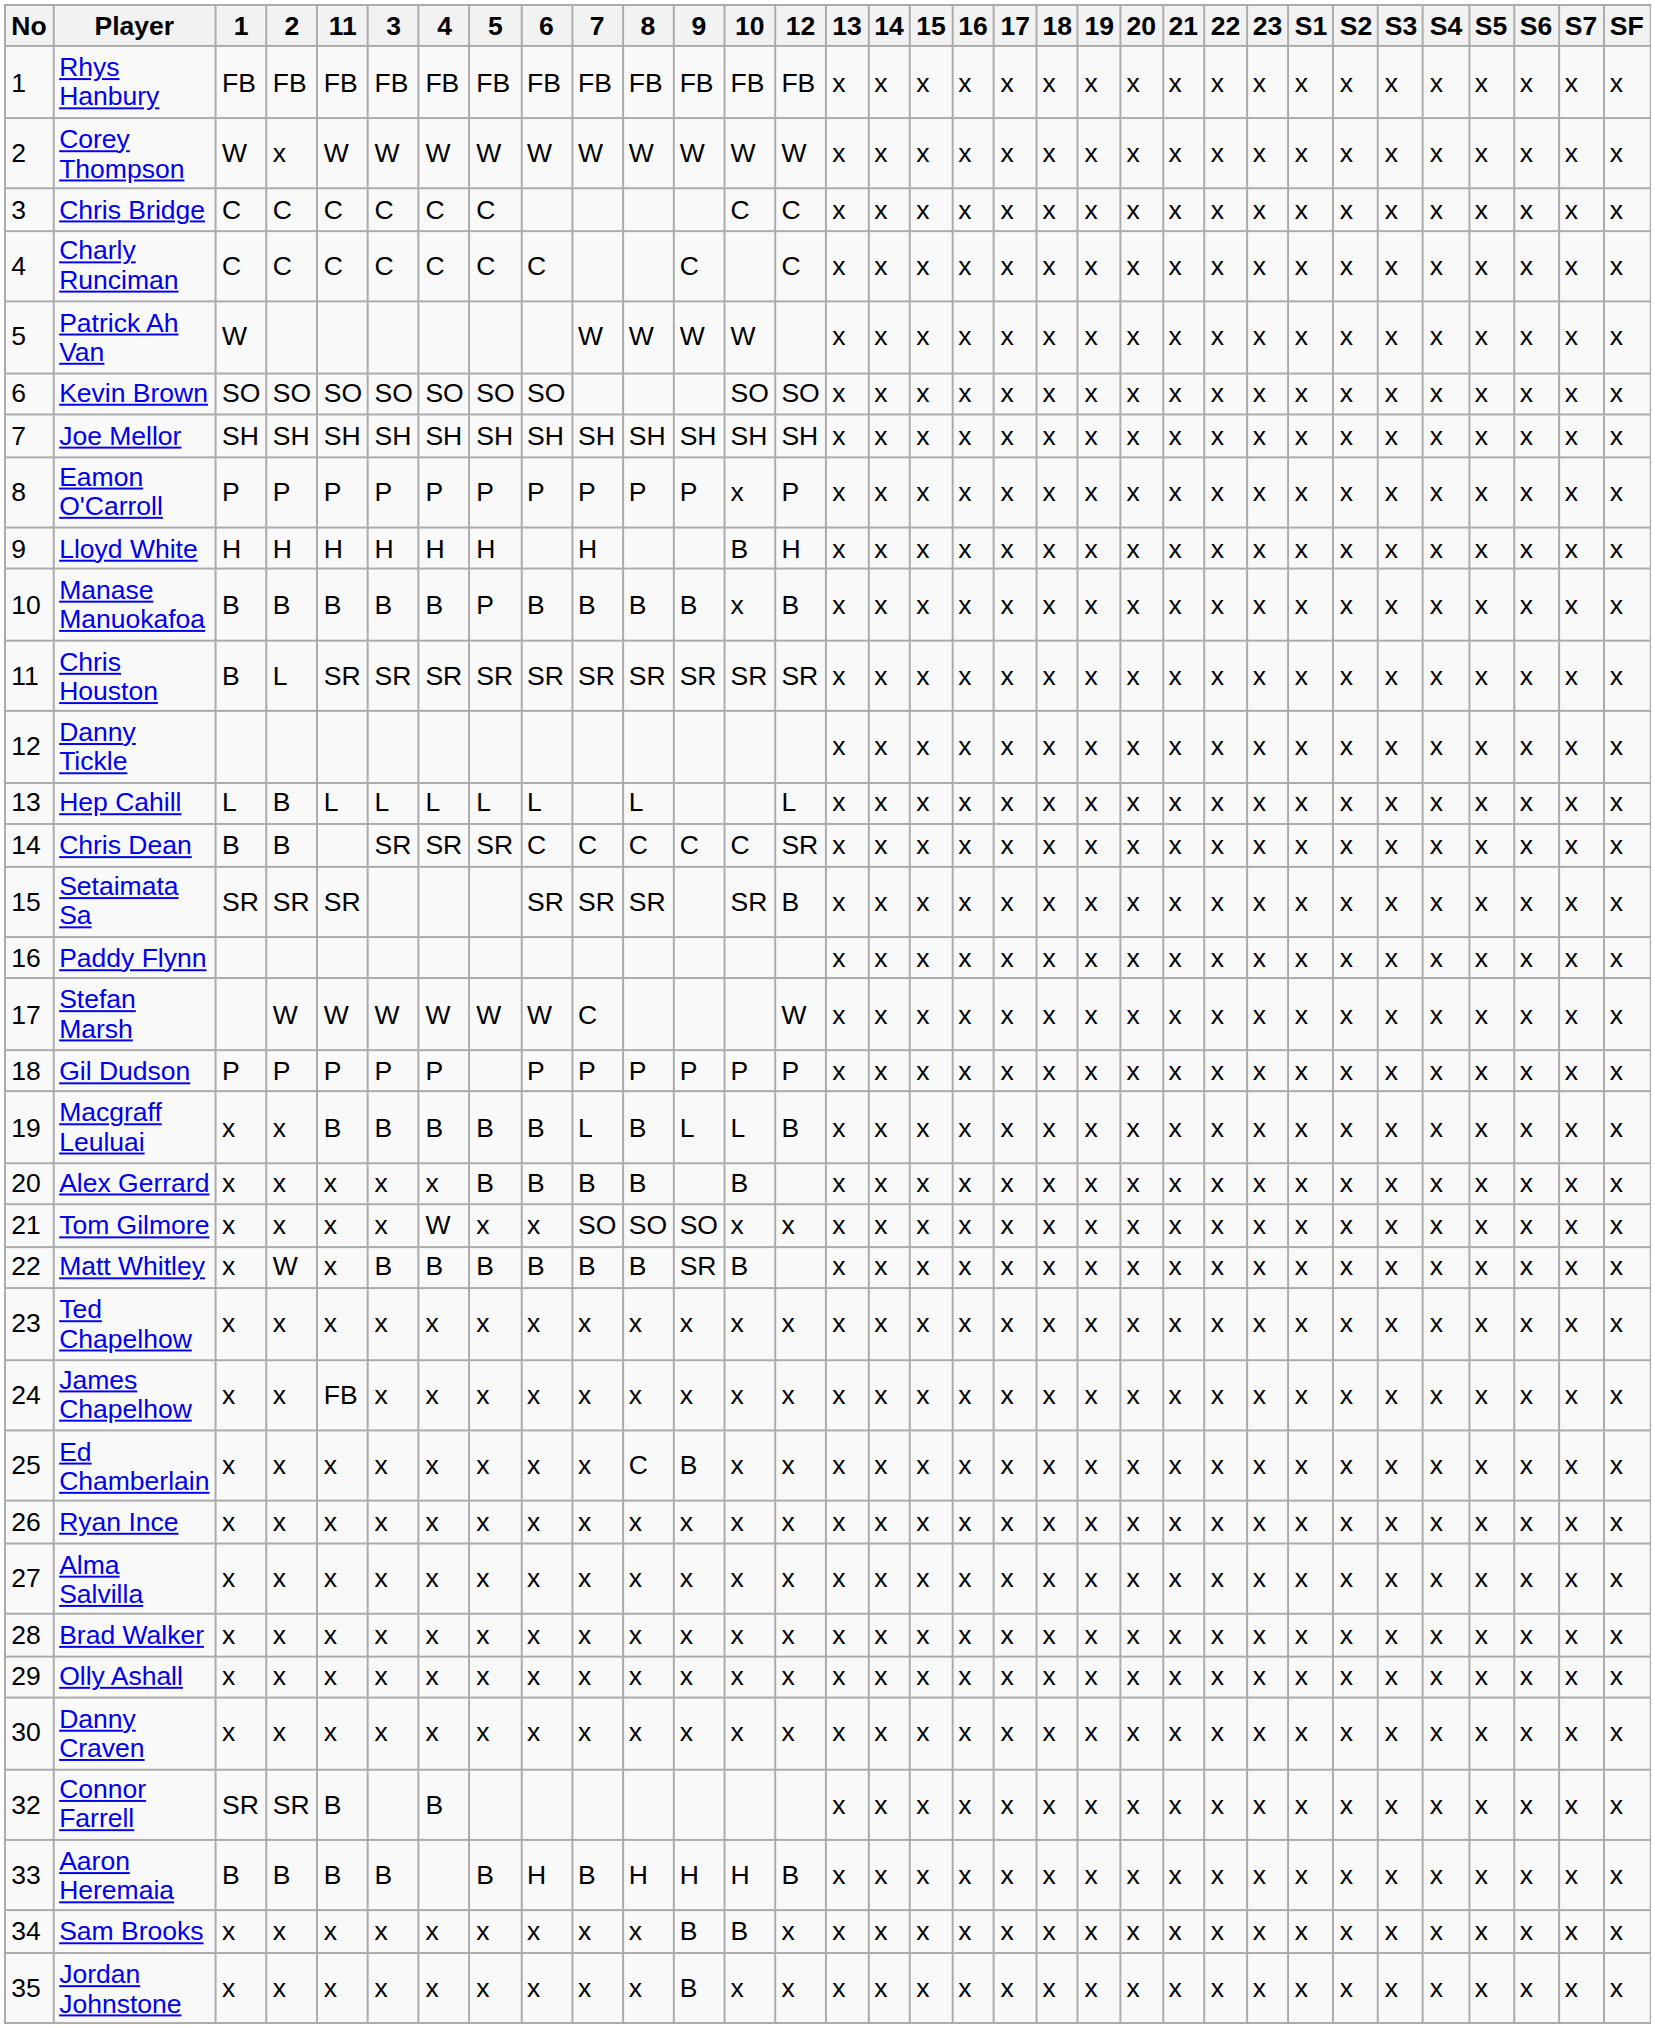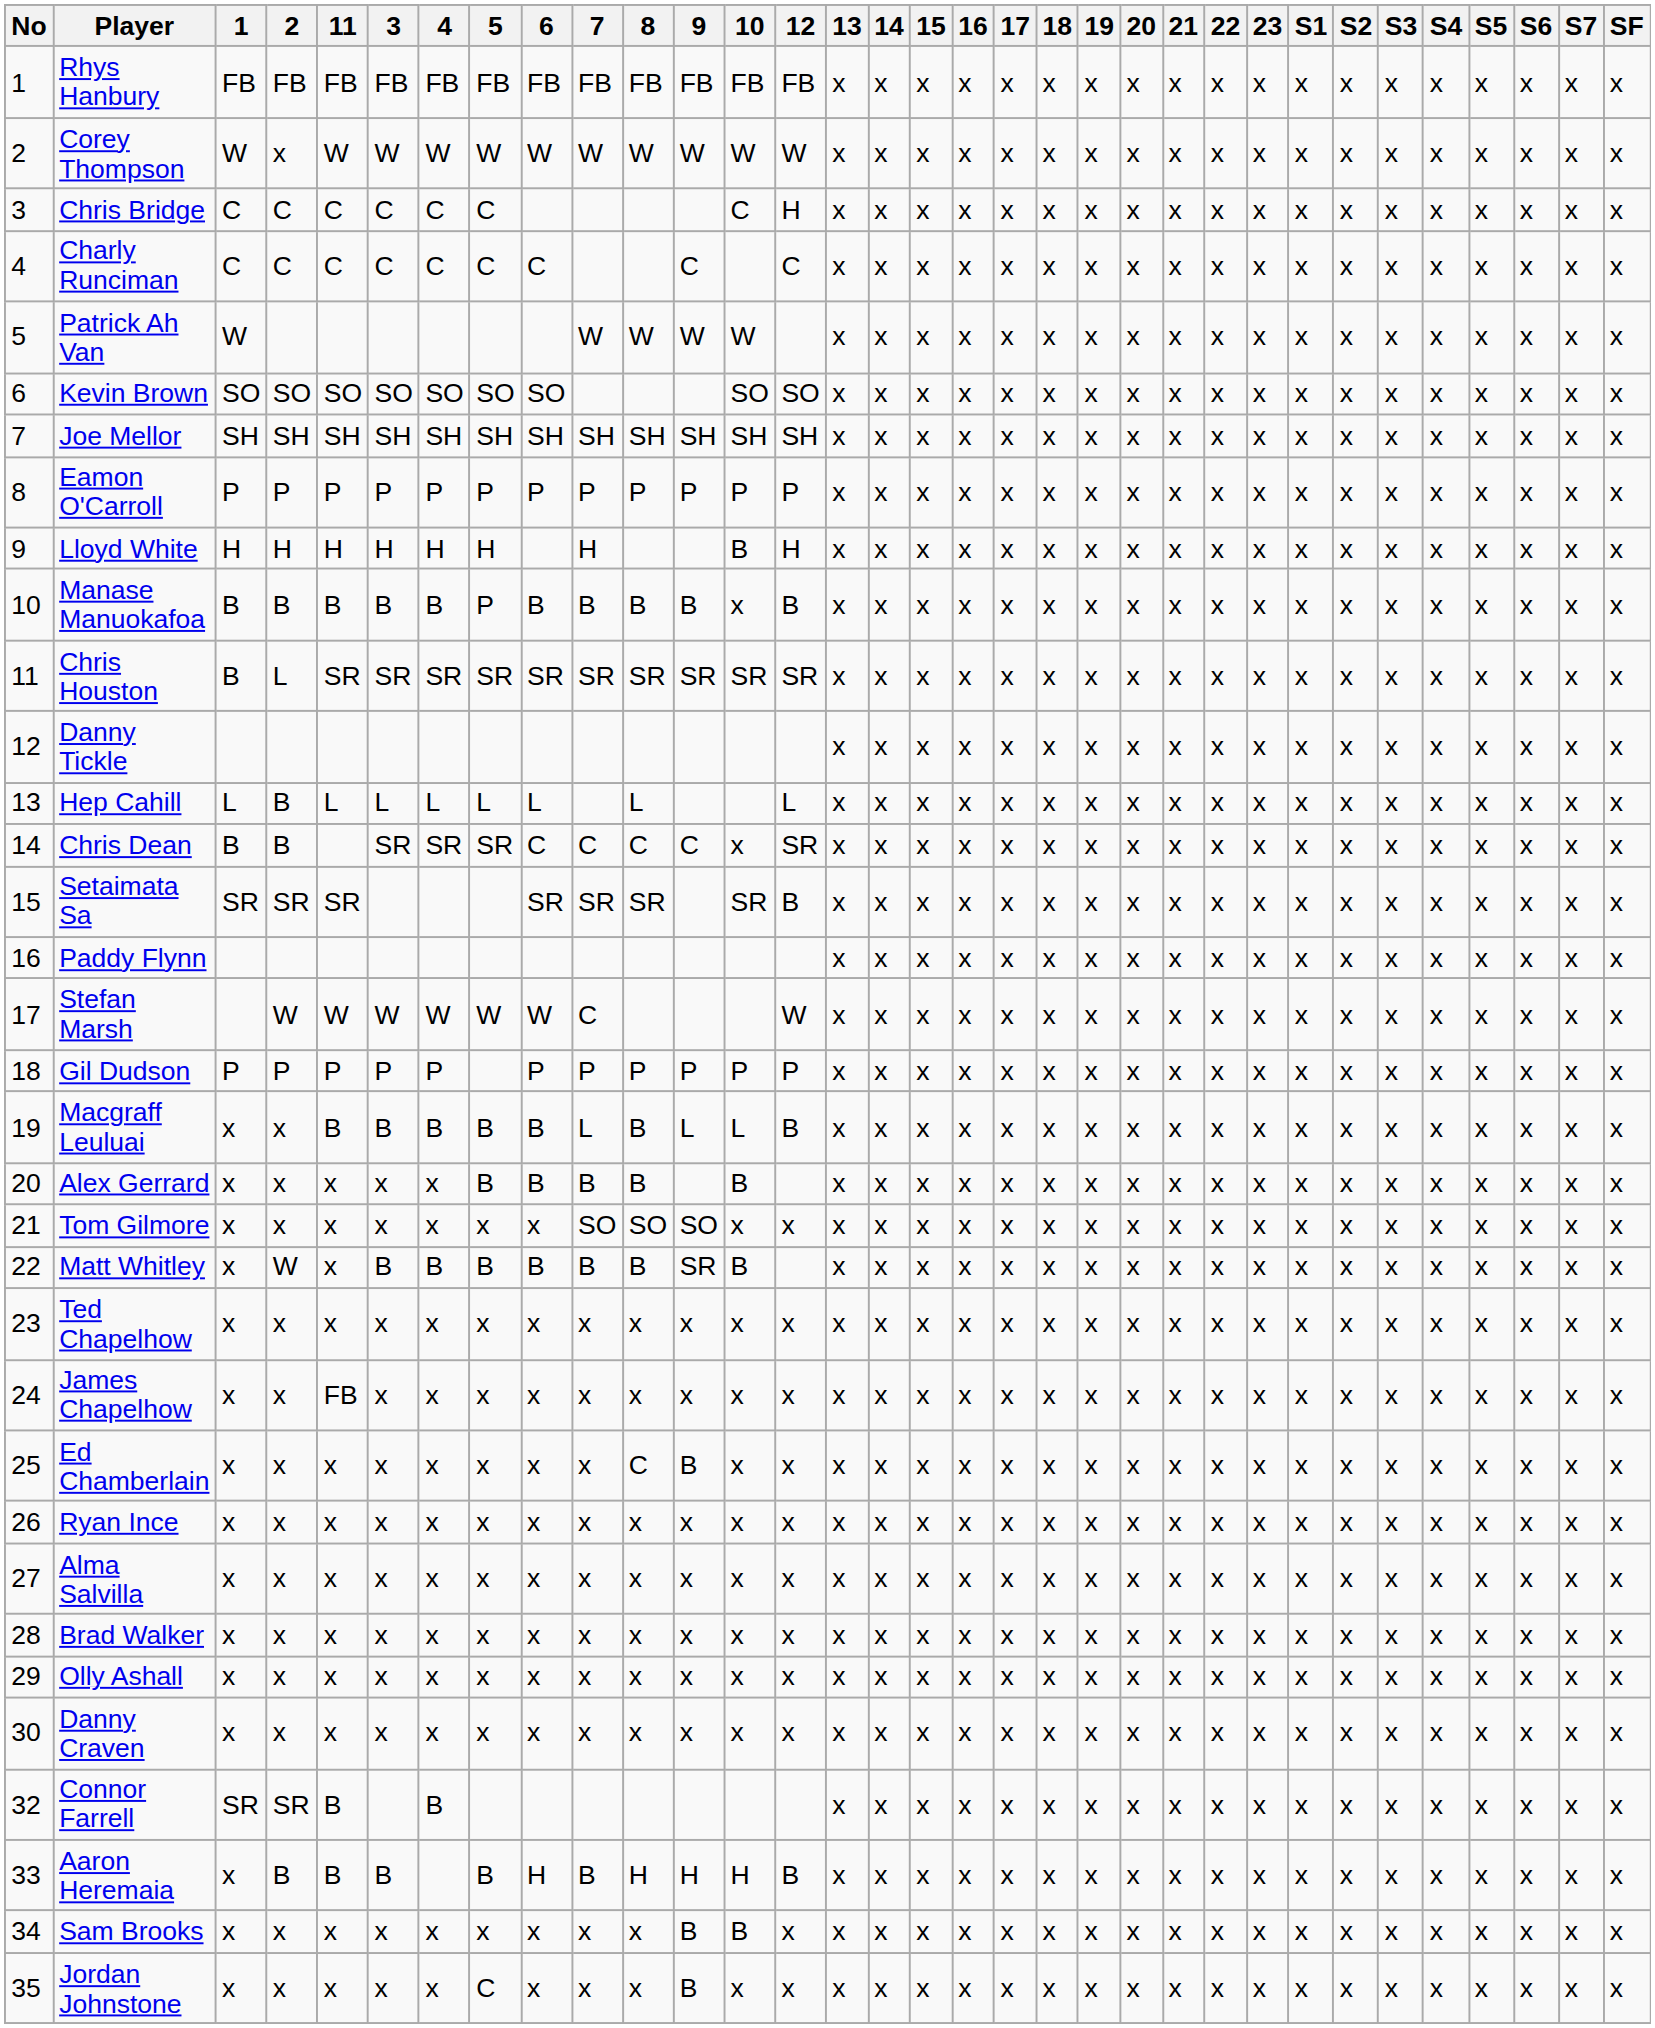(791, 209) C -> (791, 209) H
(737, 492) x -> (739, 492) P
(740, 845) C -> (737, 845) x
(438, 1225) W -> (432, 1225) x
(231, 1875) B -> (229, 1875) x
(483, 1988) x -> (486, 1988) C
